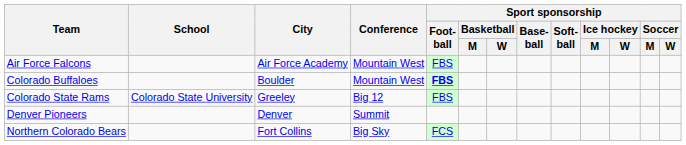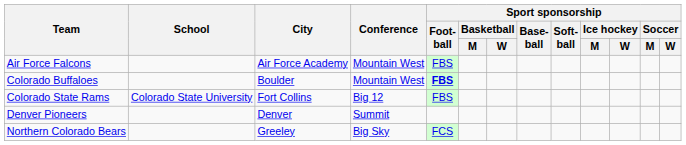(276, 98) Greeley -> (285, 98) Fort Collins
(285, 132) Fort Collins -> (276, 132) Greeley
